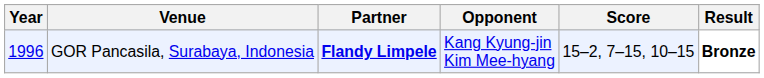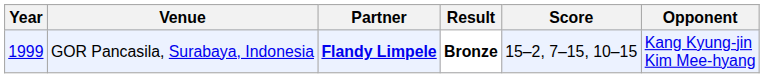columns swapped: (500, 17) <-> (729, 17)
(26, 51) 1996 -> (26, 51) 1999
